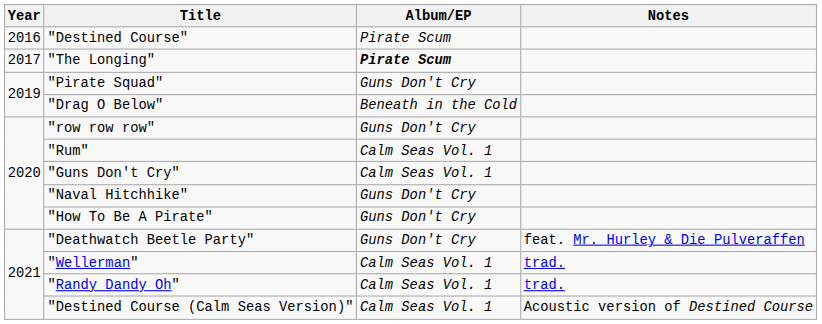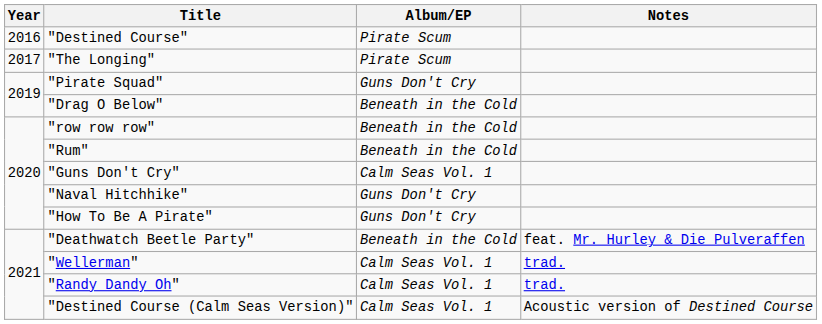(405, 61) bold -> (405, 61) normal
(418, 128) Guns Don't Cry -> (439, 128) Beneath in the Cold
(426, 151) Calm Seas Vol. 1 -> (439, 151) Beneath in the Cold
(418, 240) Guns Don't Cry -> (439, 240) Beneath in the Cold
